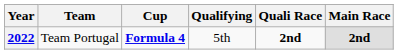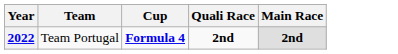- column: (222, 15)
